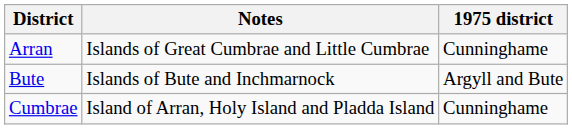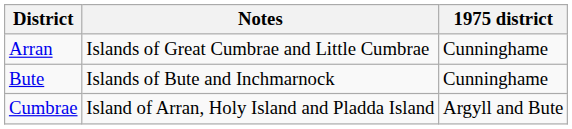(503, 78) Argyll and Bute -> (496, 78) Cunninghame
(496, 108) Cunninghame -> (503, 108) Argyll and Bute
